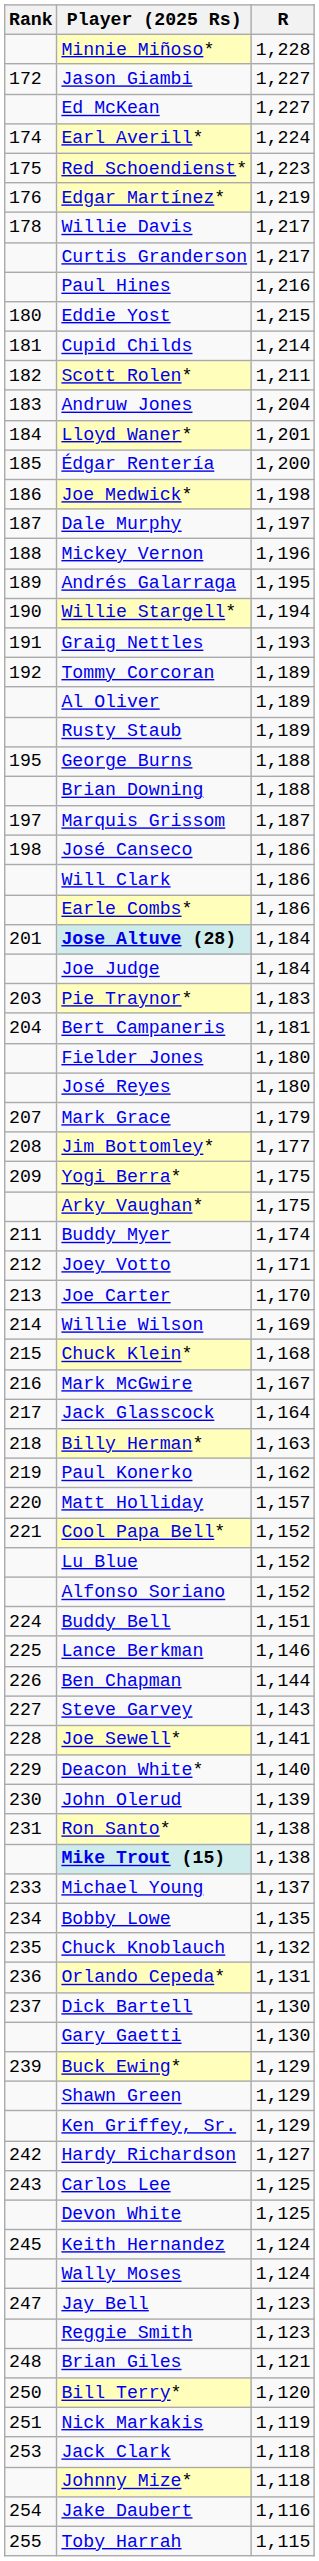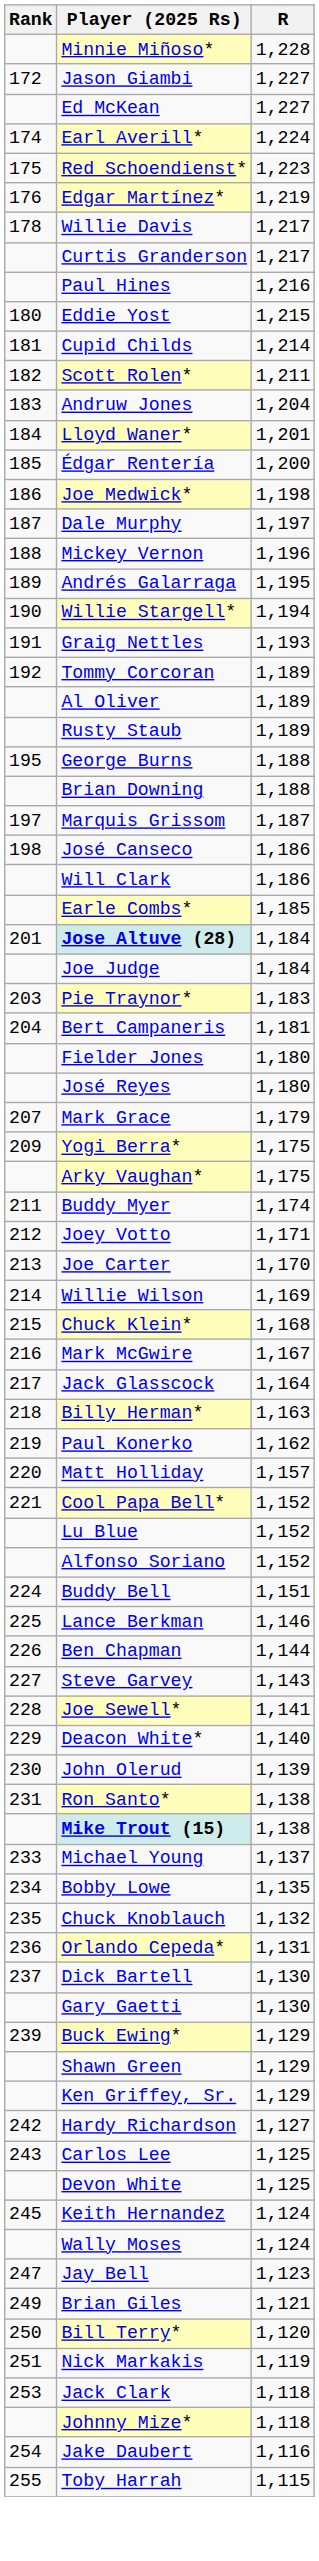(283, 910) 1,186 -> (283, 910) 1,185
- row: (138, 1147)
- row: (127, 2333)
(25, 2363) 248 -> (25, 2304) 249
